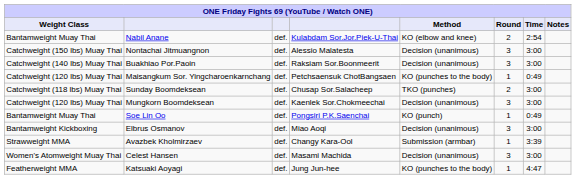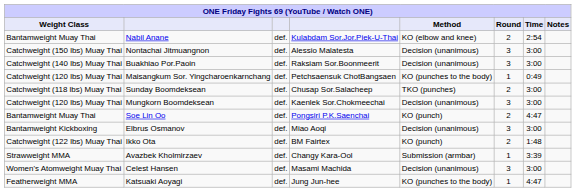(509, 115) 1 -> (509, 115) 2
(534, 115) 0:49 -> (534, 115) 4:47
+ row: (141, 141)
